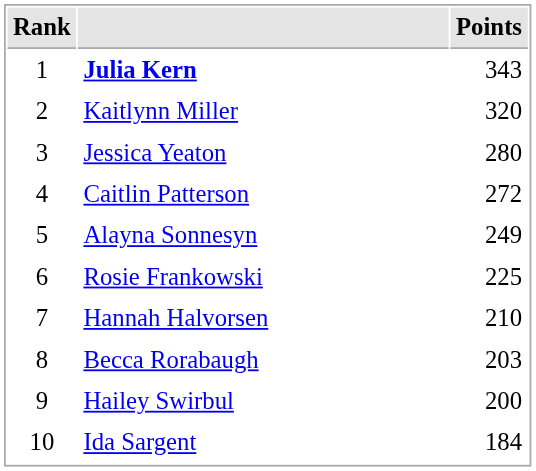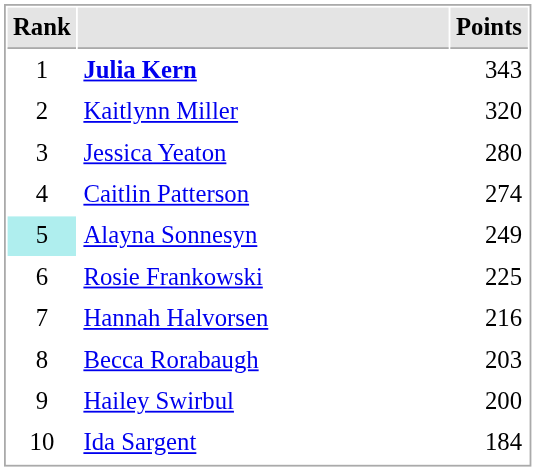(503, 194) 272 -> (503, 194) 274
(42, 235) no background -> (42, 235) paleturquoise background
(503, 318) 210 -> (503, 318) 216
